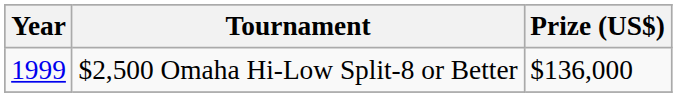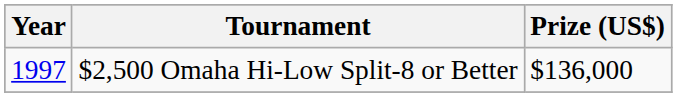(39, 69) 1999 -> (39, 69) 1997
